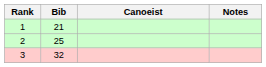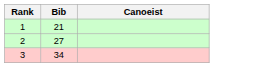- column: (235, 12)
(59, 41) 25 -> (59, 41) 27
(59, 56) 32 -> (59, 56) 34
